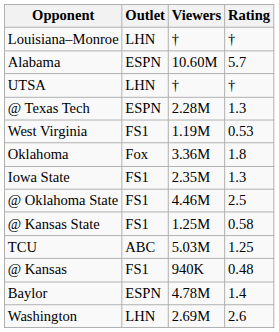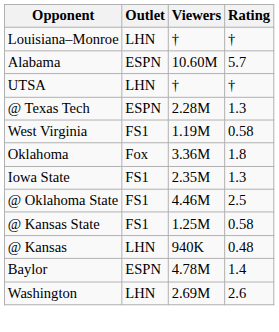(241, 131) 0.53 -> (241, 131) 0.58
- row: (22, 246)
(137, 270) FS1 -> (140, 246) LHN
